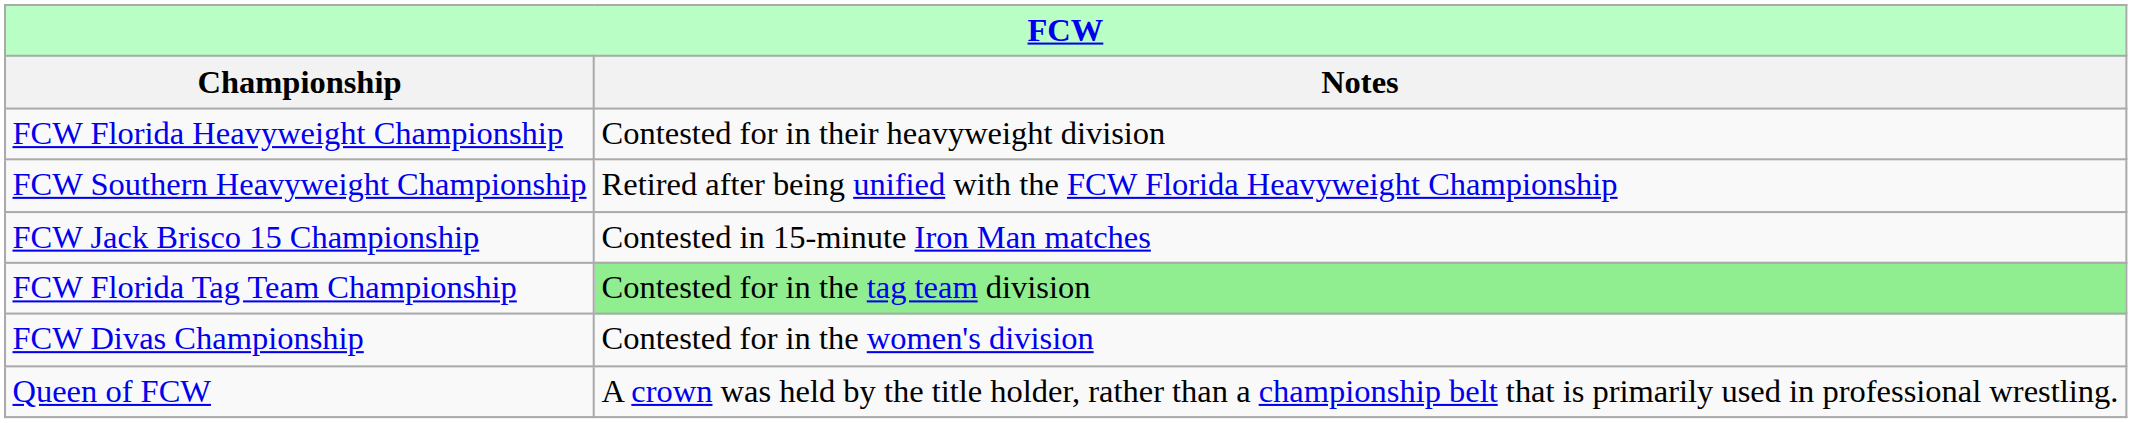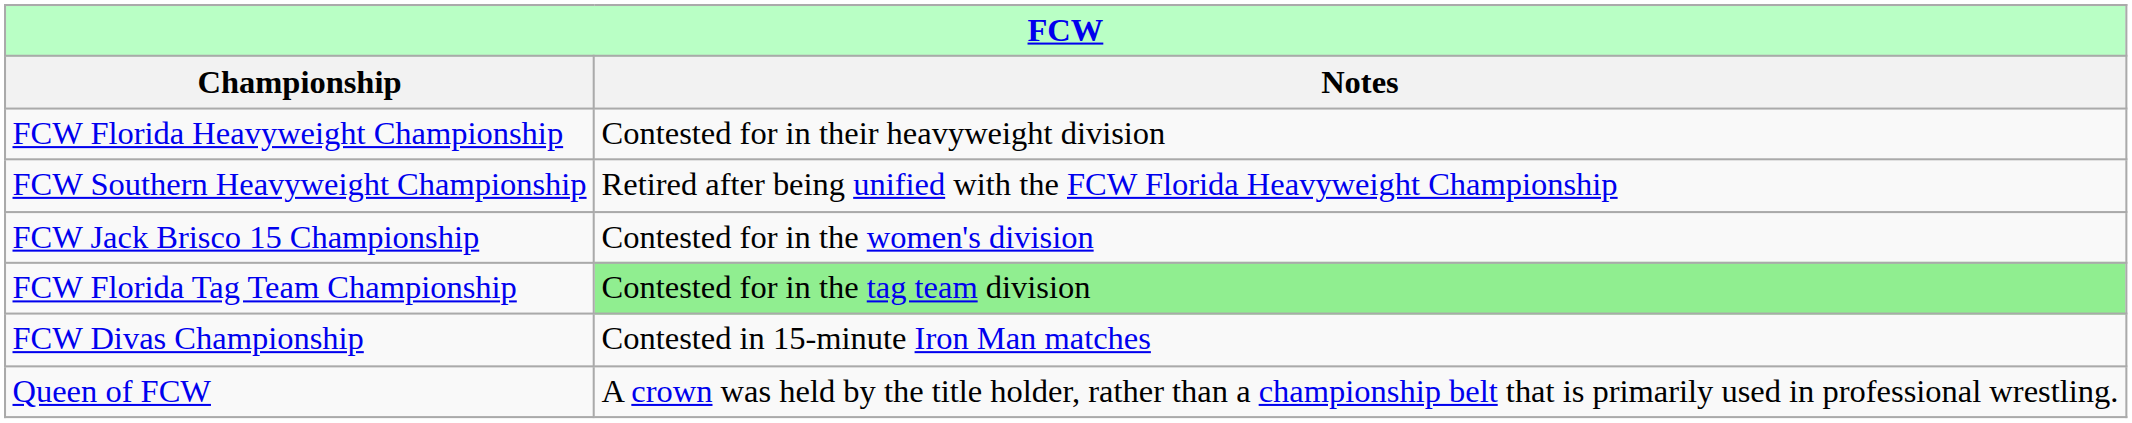(876, 236) Contested in 15-minute Iron Man matches -> (848, 236) Contested for in the women's division
(848, 339) Contested for in the women's division -> (876, 339) Contested in 15-minute Iron Man matches
